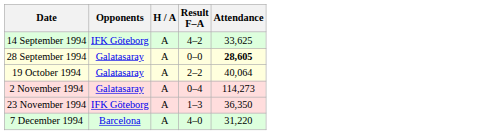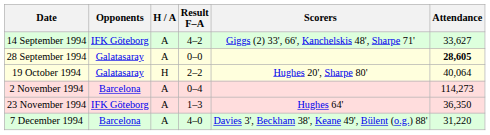+ column: (320, 18)
(238, 40) 33,625 -> (457, 40) 33,627
(165, 72) A -> (165, 72) H
(120, 89) Galatasaray -> (120, 89) Barcelona
